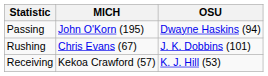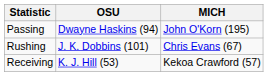columns swapped: (210, 12) <-> (107, 12)
